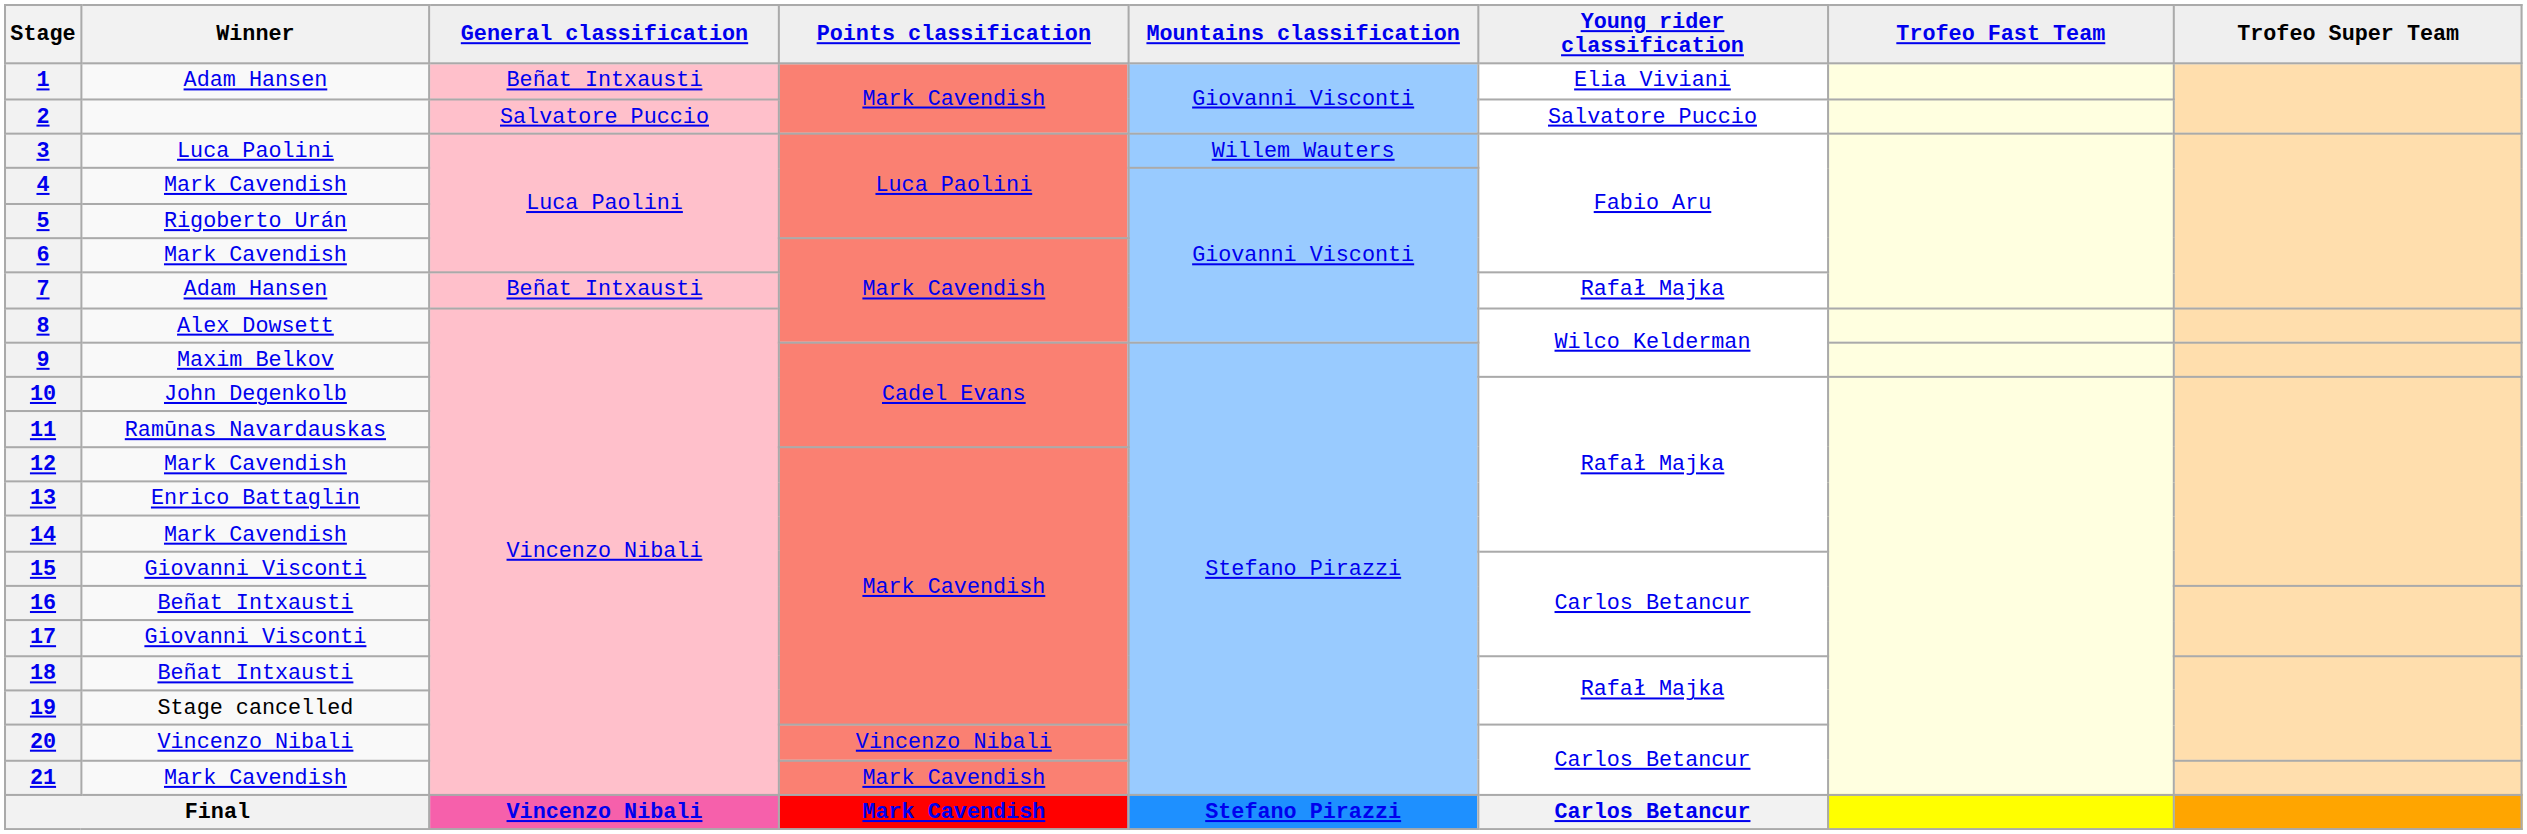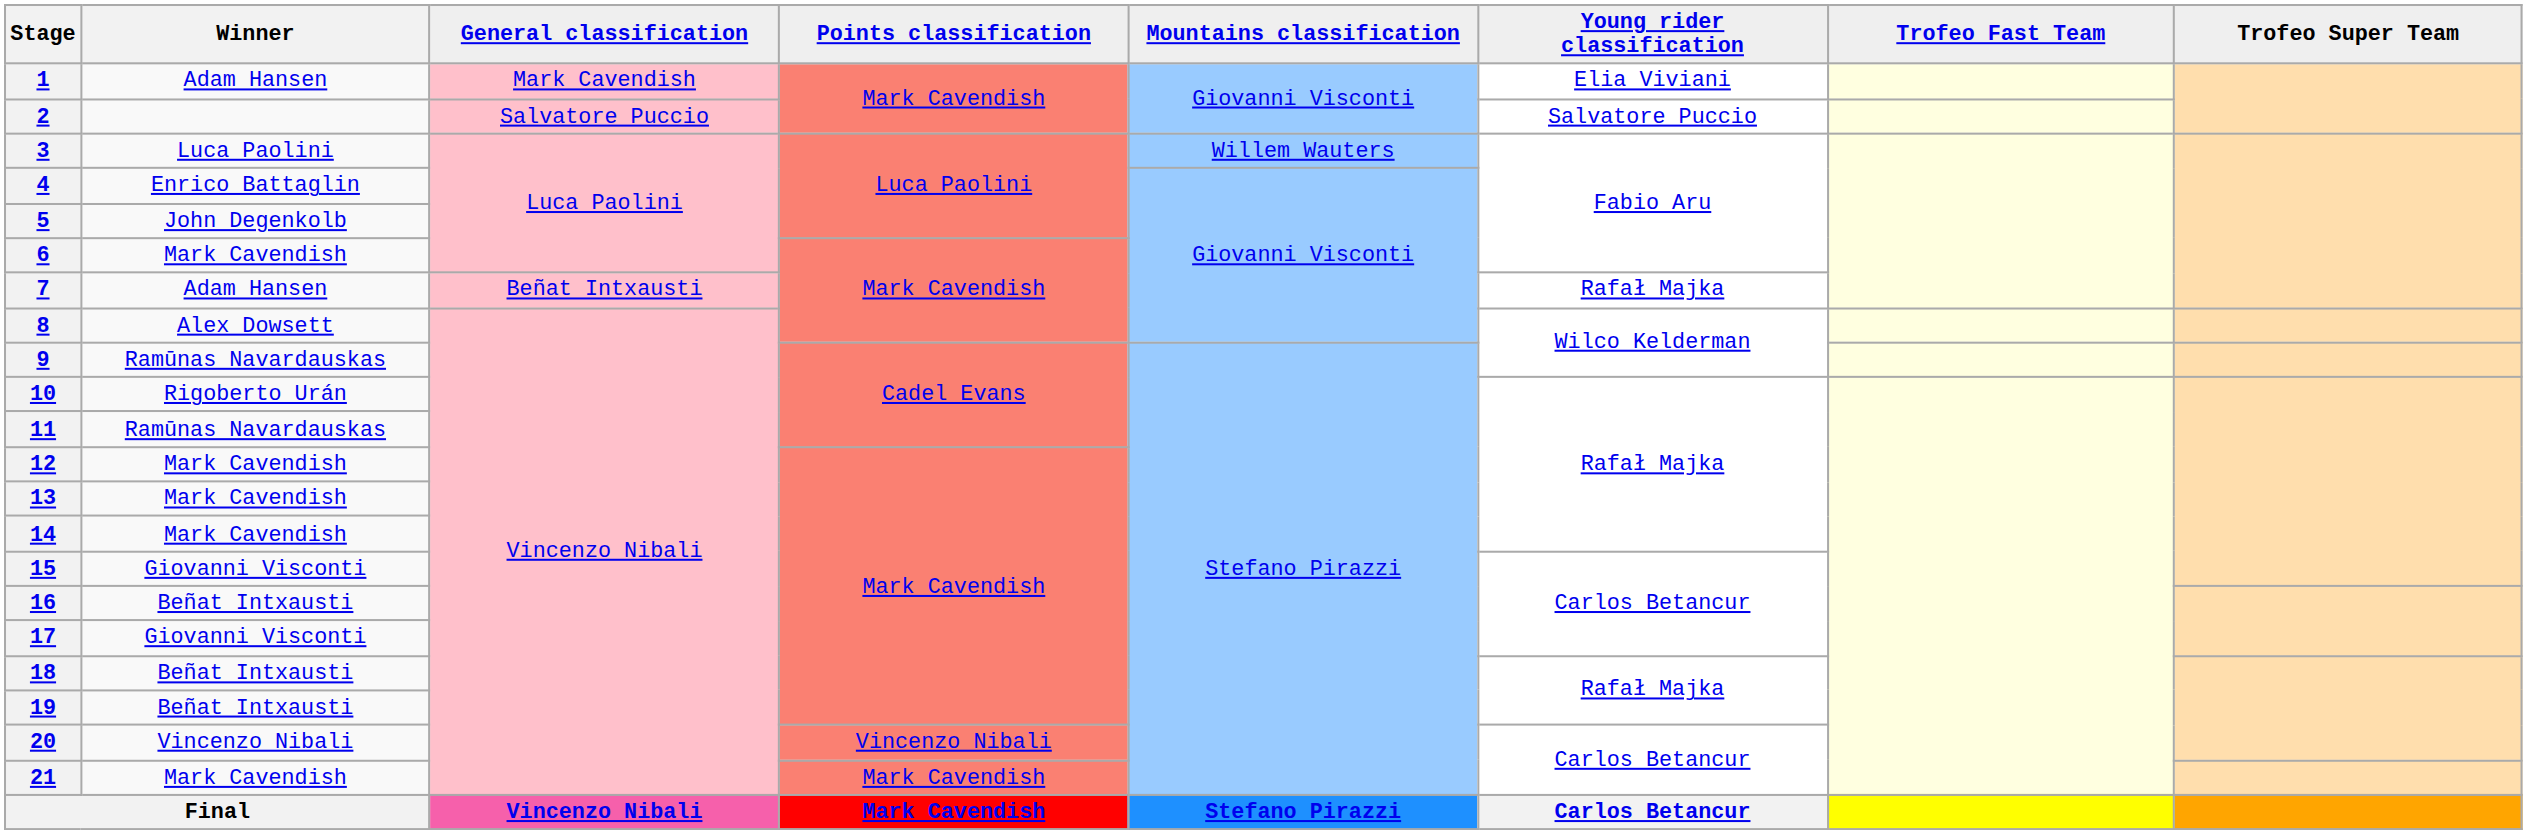(605, 81) Beñat Intxausti -> (605, 81) Mark Cavendish
(255, 186) Mark Cavendish -> (255, 186) Enrico Battaglin
(255, 220) Rigoberto Urán -> (255, 220) John Degenkolb
(255, 360) Maxim Belkov -> (255, 360) Ramūnas Navardauskas
(255, 394) John Degenkolb -> (255, 394) Rigoberto Urán
(255, 499) Enrico Battaglin -> (255, 499) Mark Cavendish
(255, 708) Stage cancelled -> (255, 708) Beñat Intxausti
